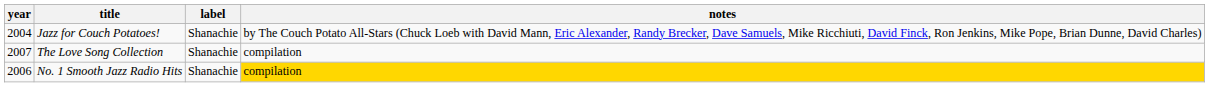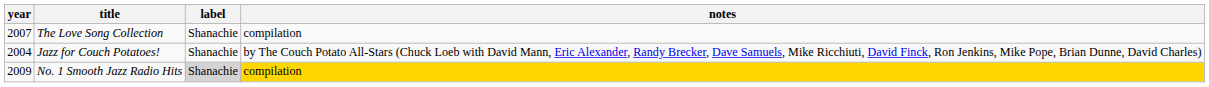rows swapped: (98, 33) <-> (100, 52)
(19, 71) 2006 -> (19, 71) 2009
(213, 71) no background -> (213, 71) lightgrey background
